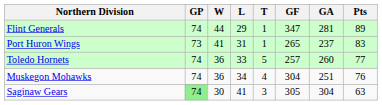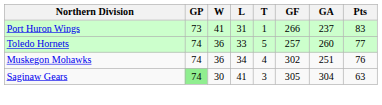- row: (35, 28)
(292, 44) 265 -> (292, 28) 266
(292, 76) 304 -> (292, 60) 302
